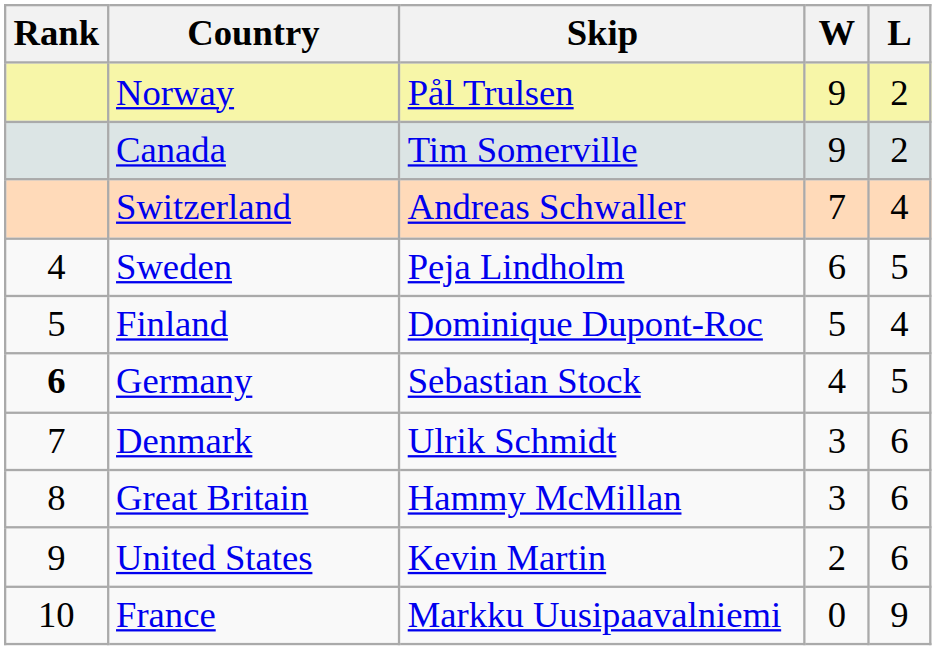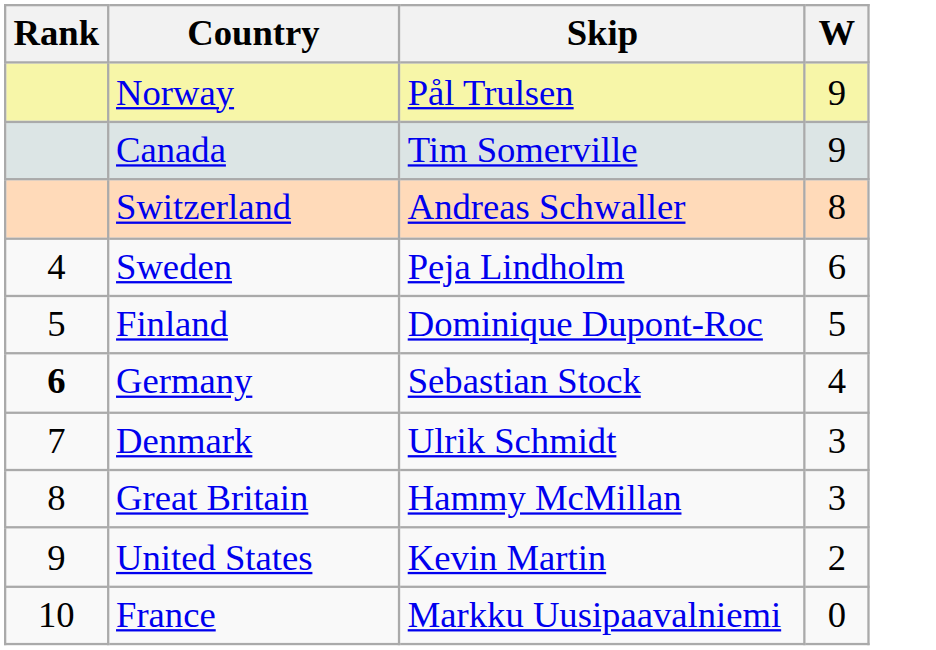- column: (899, 33)
(837, 207) 7 -> (837, 207) 8
